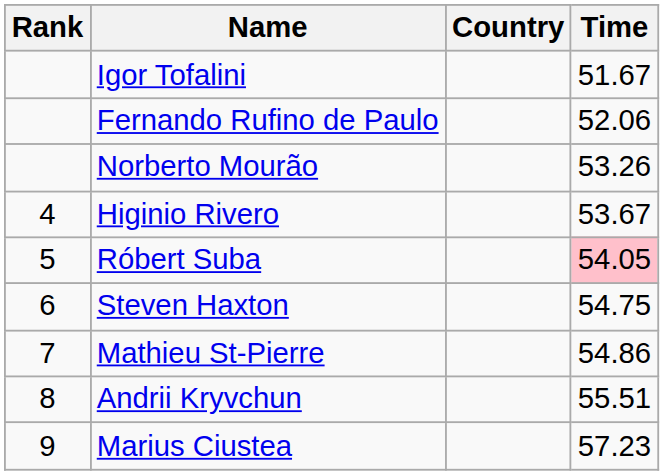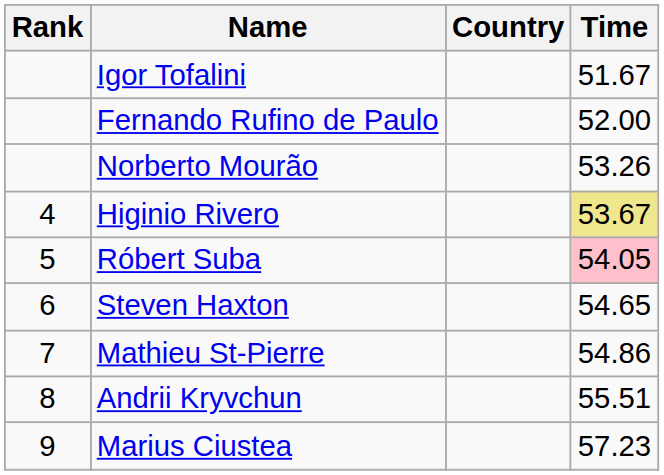(614, 120) 52.06 -> (614, 120) 52.00
(614, 213) no background -> (614, 213) khaki background
(614, 306) 54.75 -> (614, 306) 54.65
